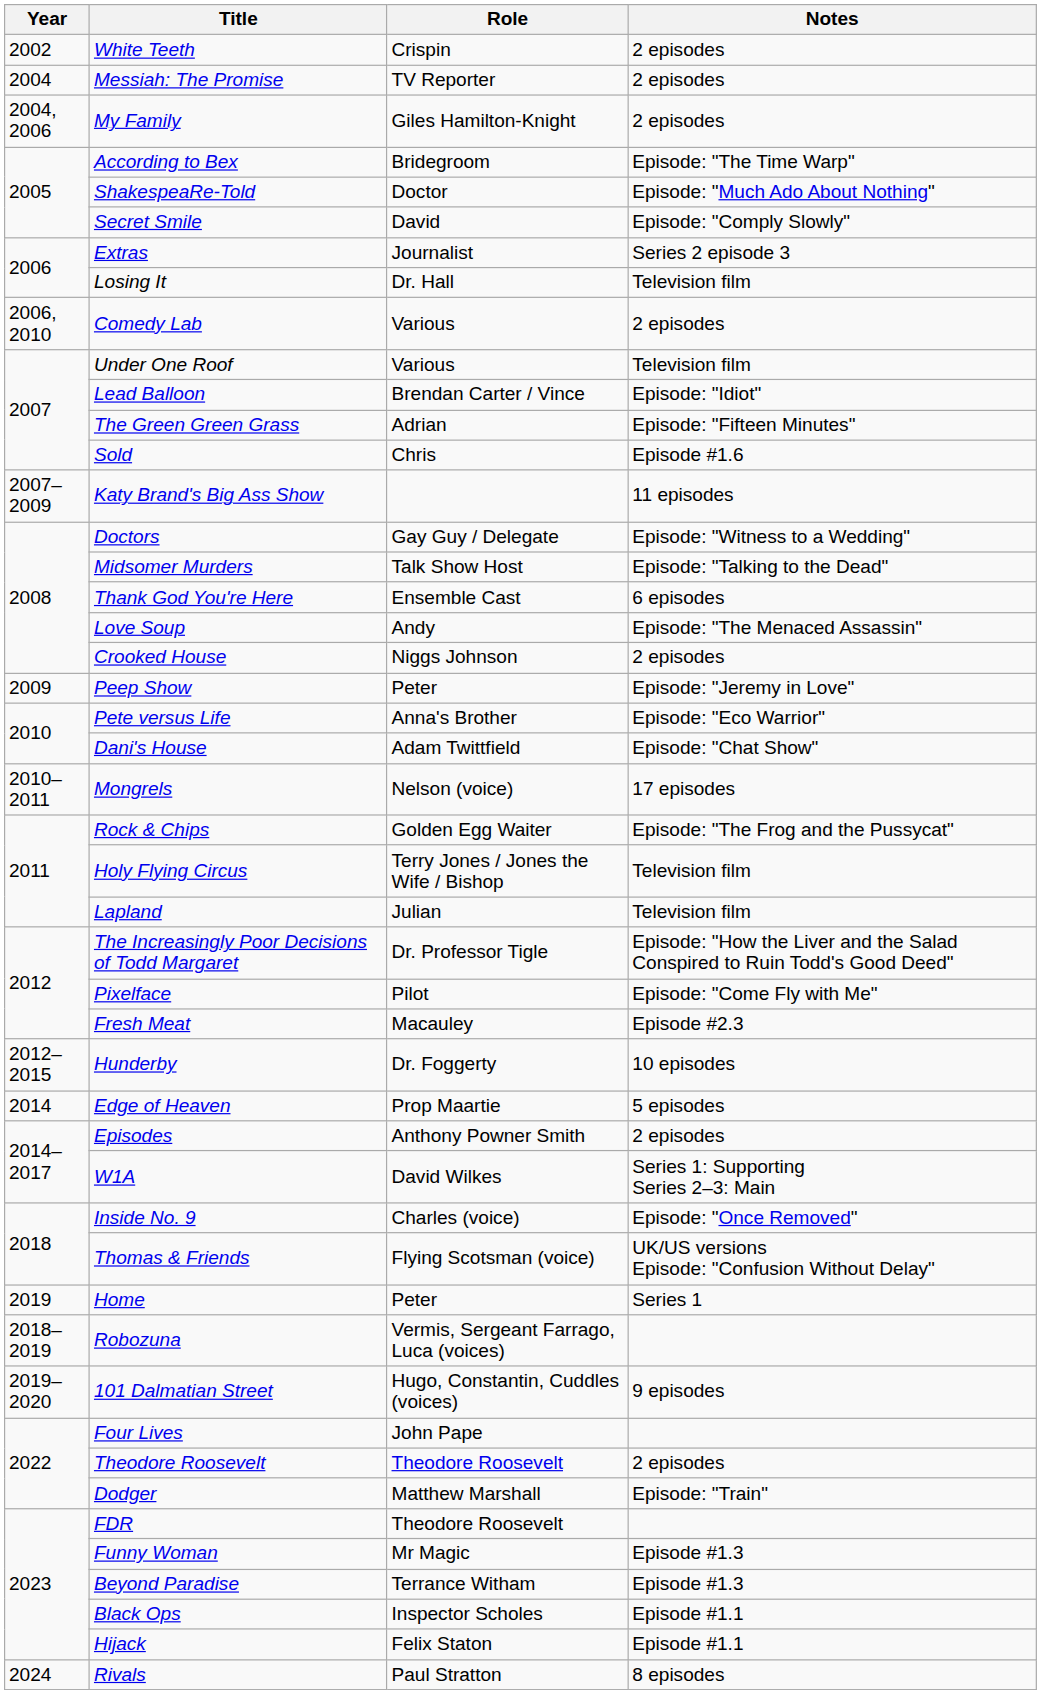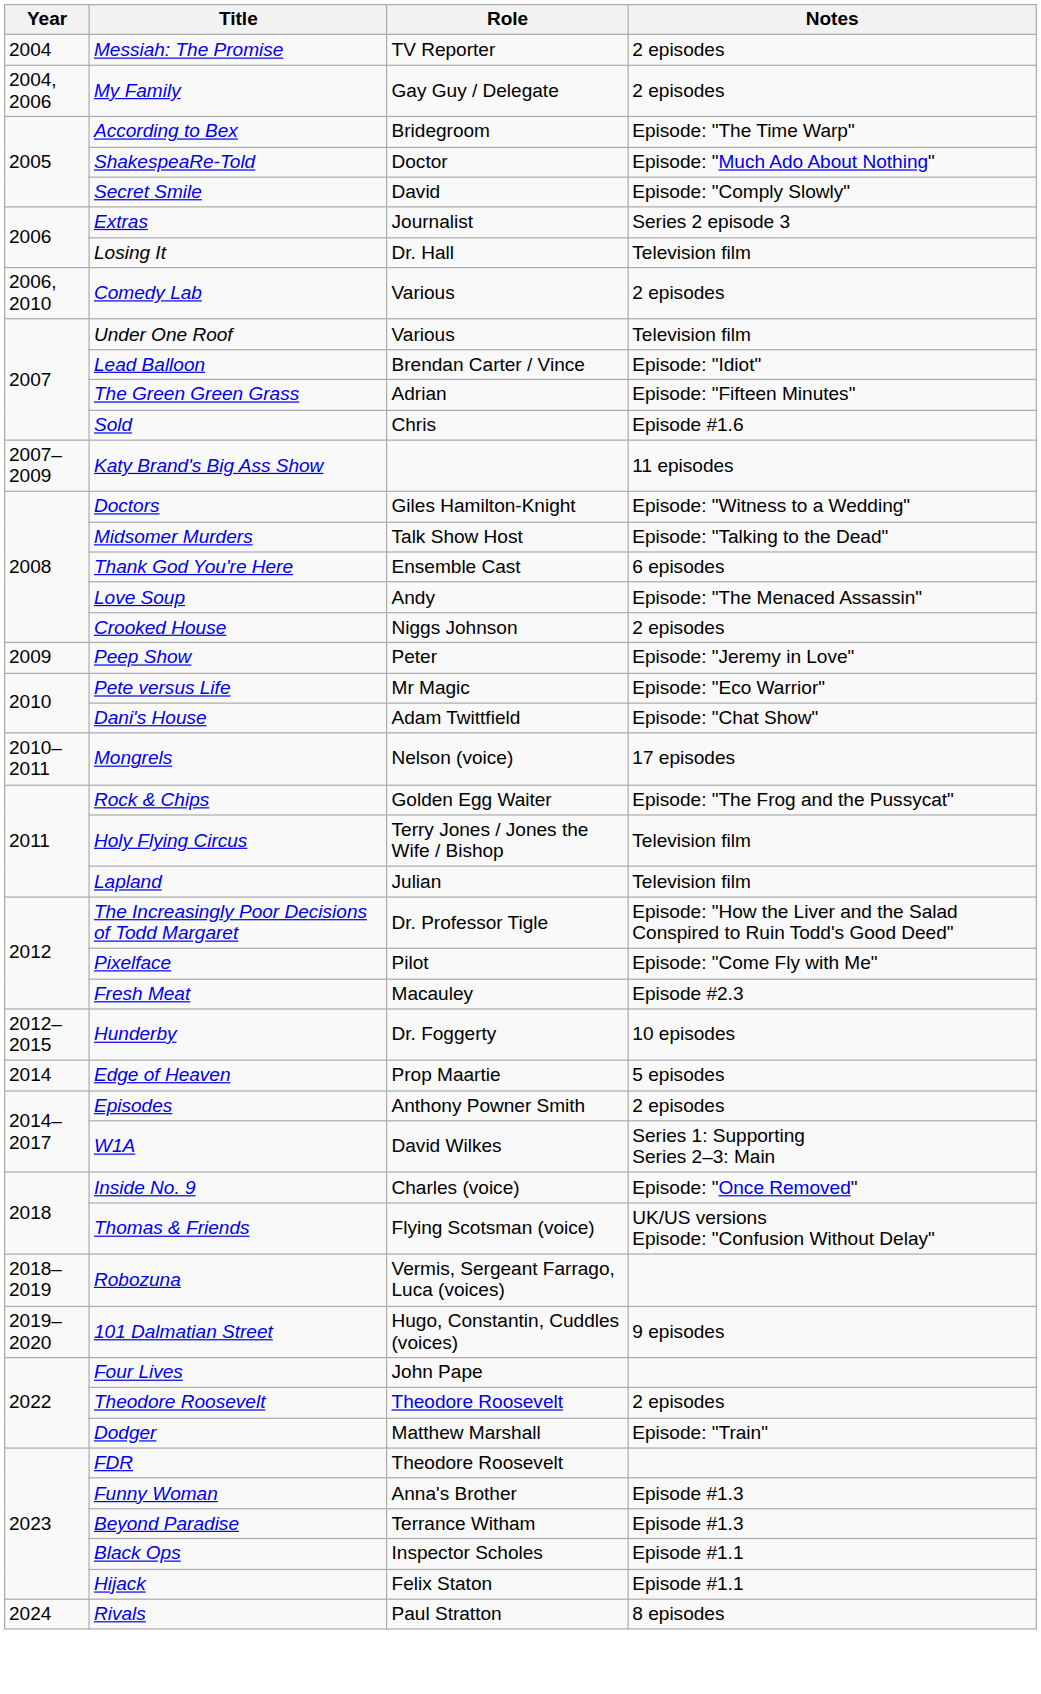- row: (144, 49)
(484, 120) Giles Hamilton-Knight -> (475, 90) Gay Guy / Delegate
(475, 536) Gay Guy / Delegate -> (484, 506) Giles Hamilton-Knight
(454, 717) Anna's Brother -> (431, 687) Mr Magic
- row: (119, 1299)
(431, 1553) Mr Magic -> (454, 1493) Anna's Brother
